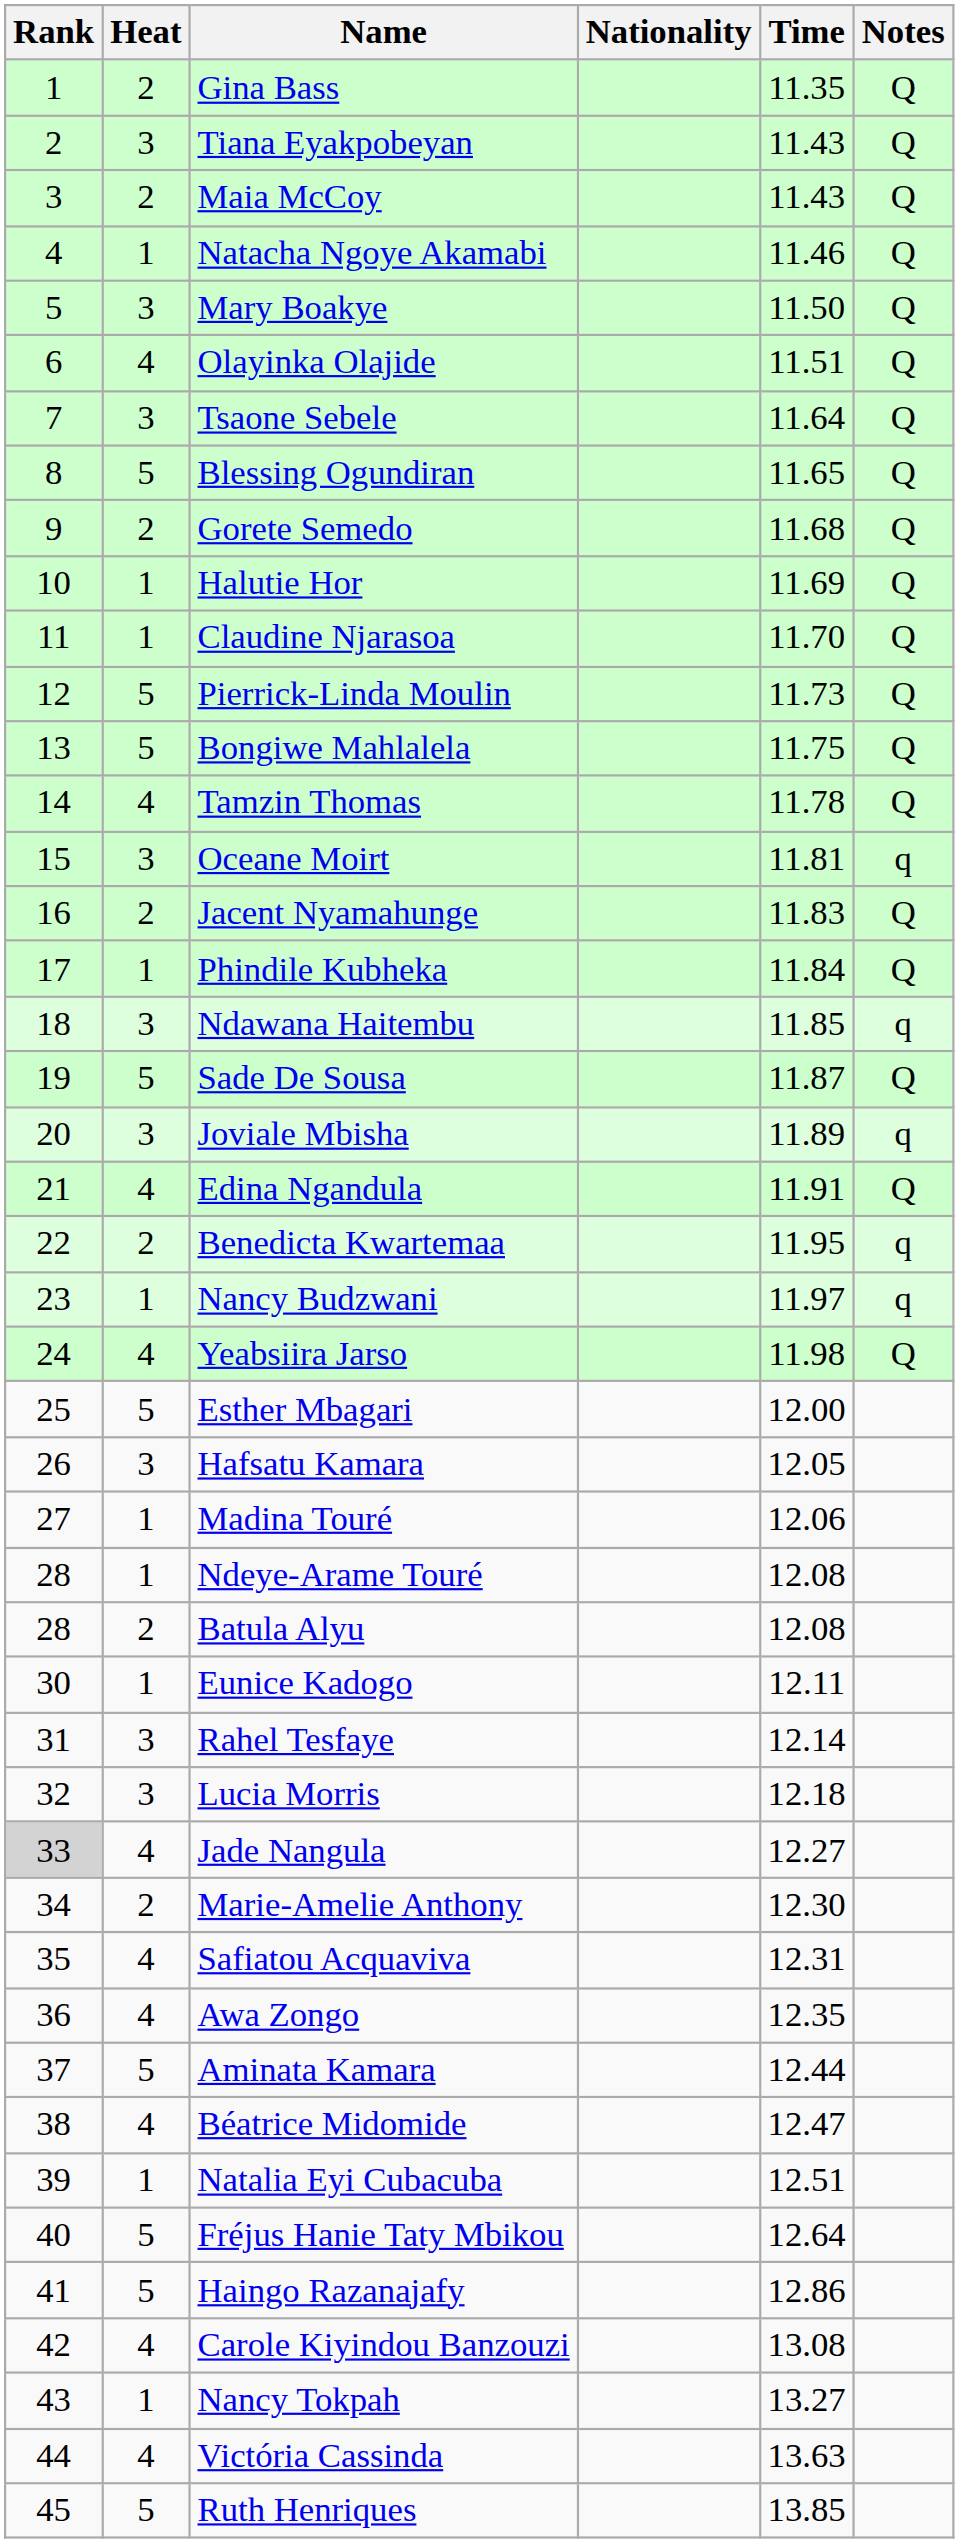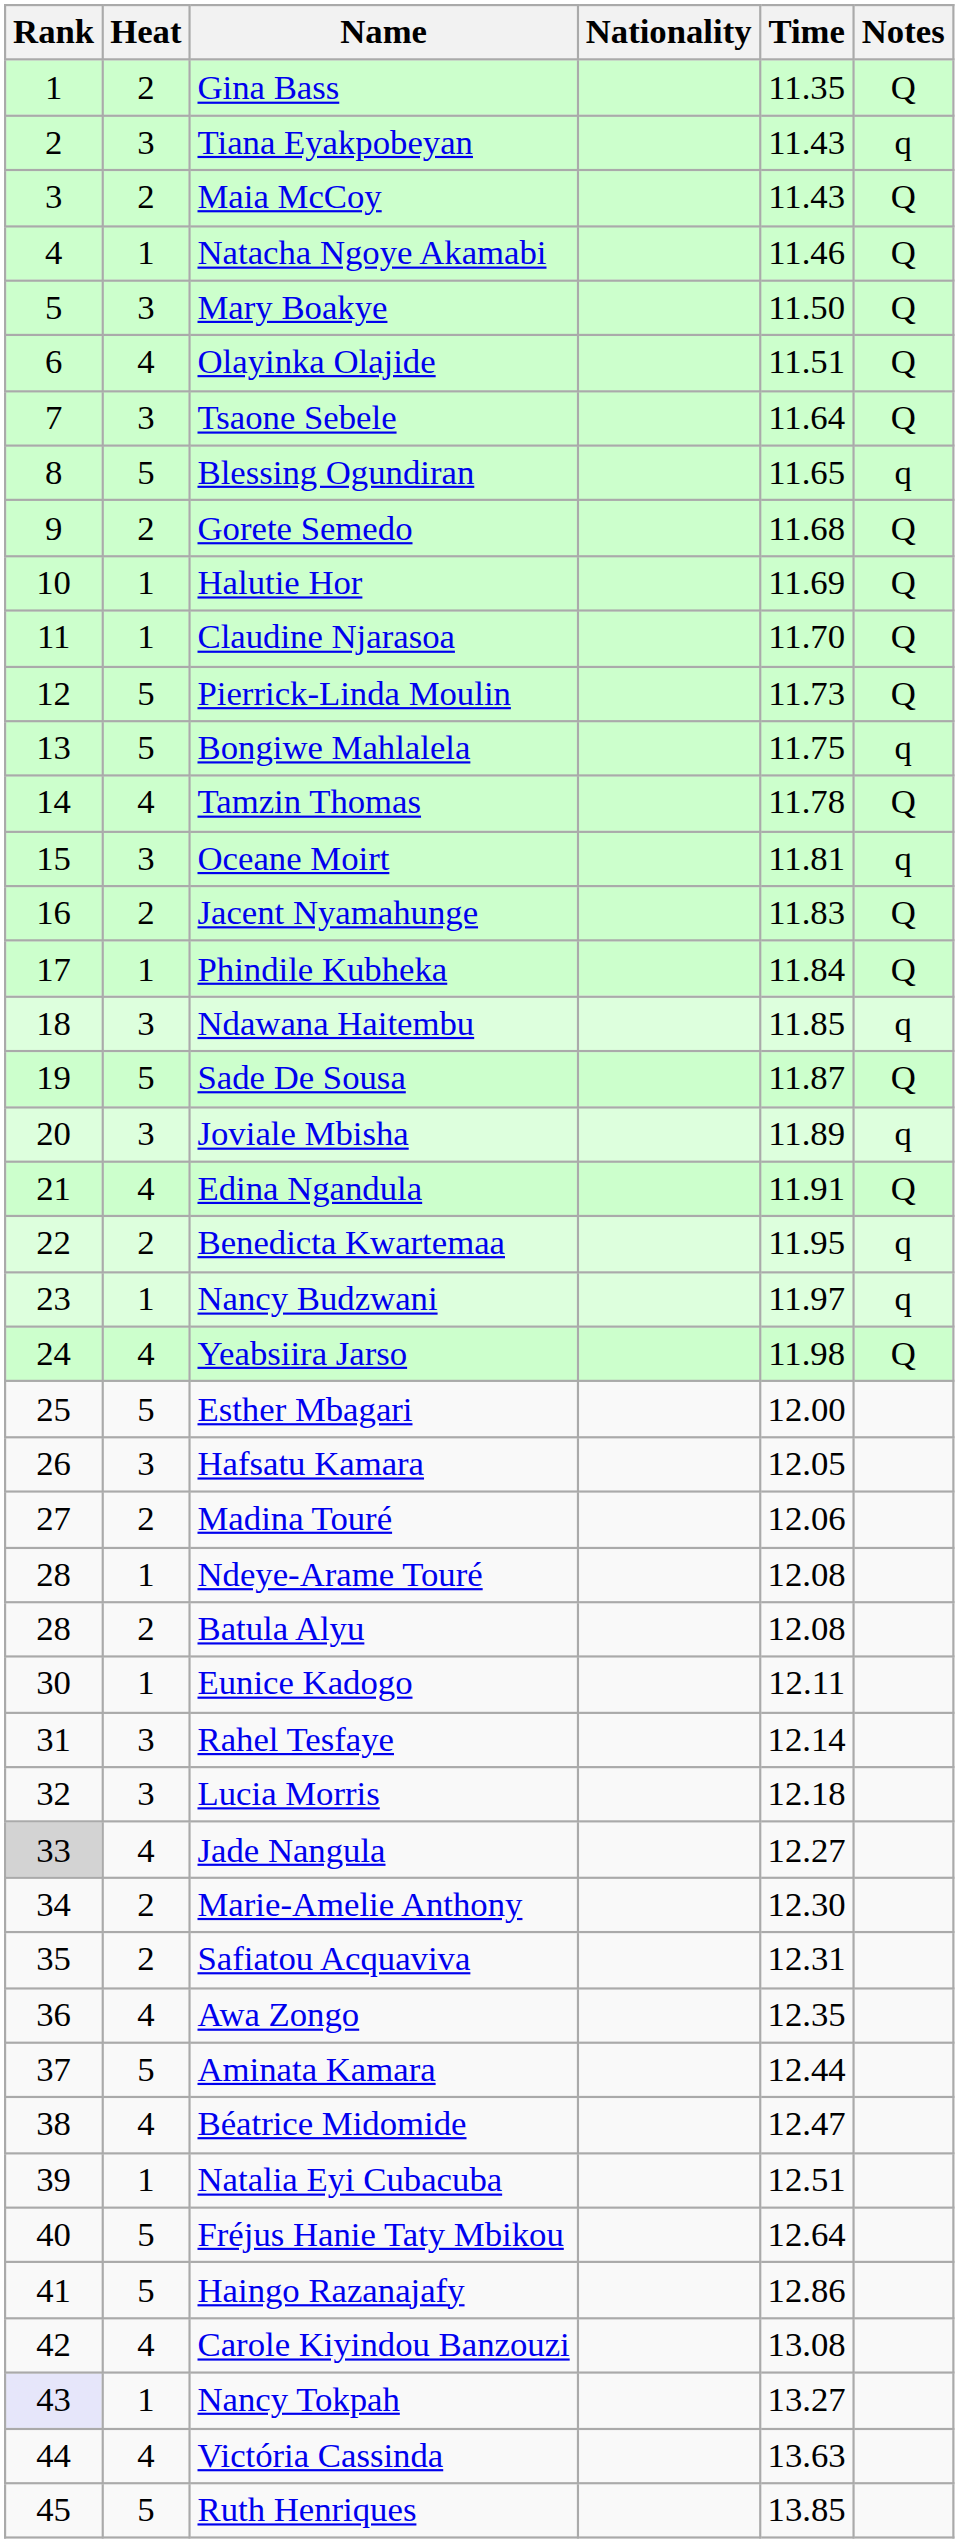(903, 142) Q -> (903, 142) q
(903, 472) Q -> (903, 472) q
(903, 747) Q -> (903, 747) q
(146, 1518) 1 -> (146, 1518) 2
(146, 1959) 4 -> (146, 1959) 2
(54, 2399) no background -> (54, 2399) lavender background
